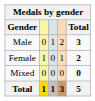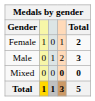rows swapped: (22, 58) <-> (22, 42)
(62, 73) normal -> (62, 73) bold
